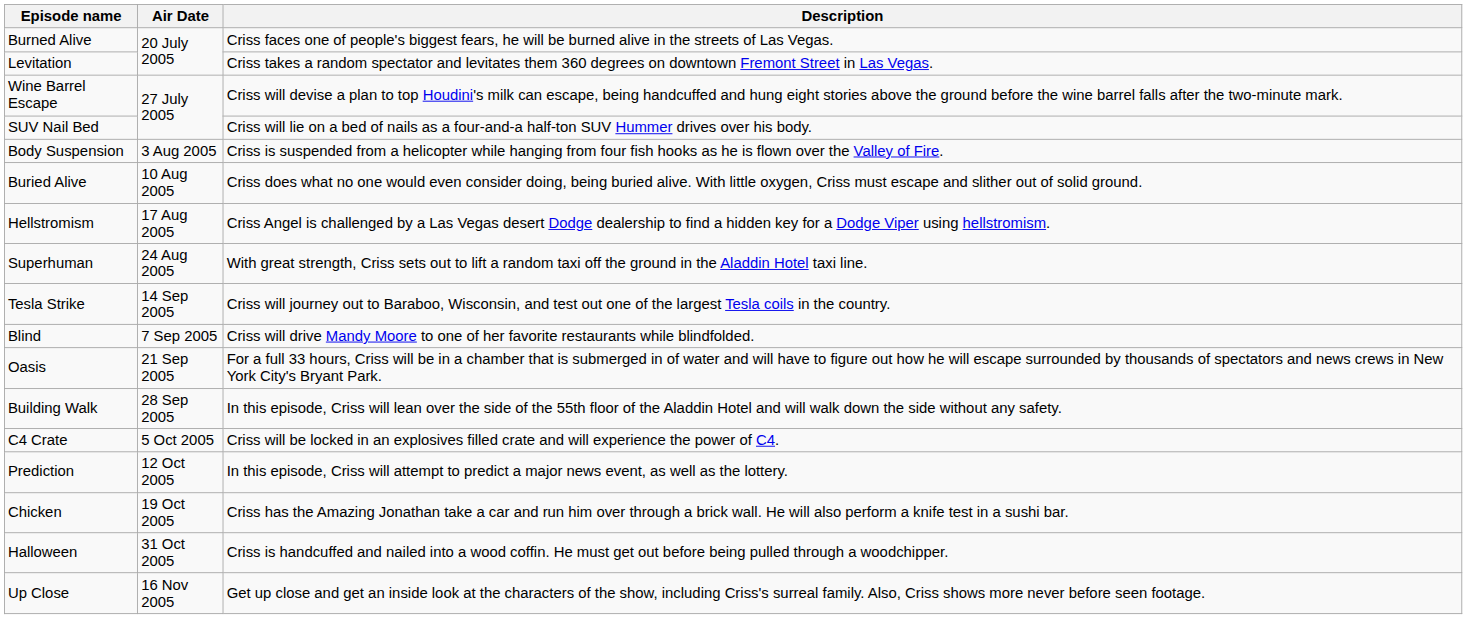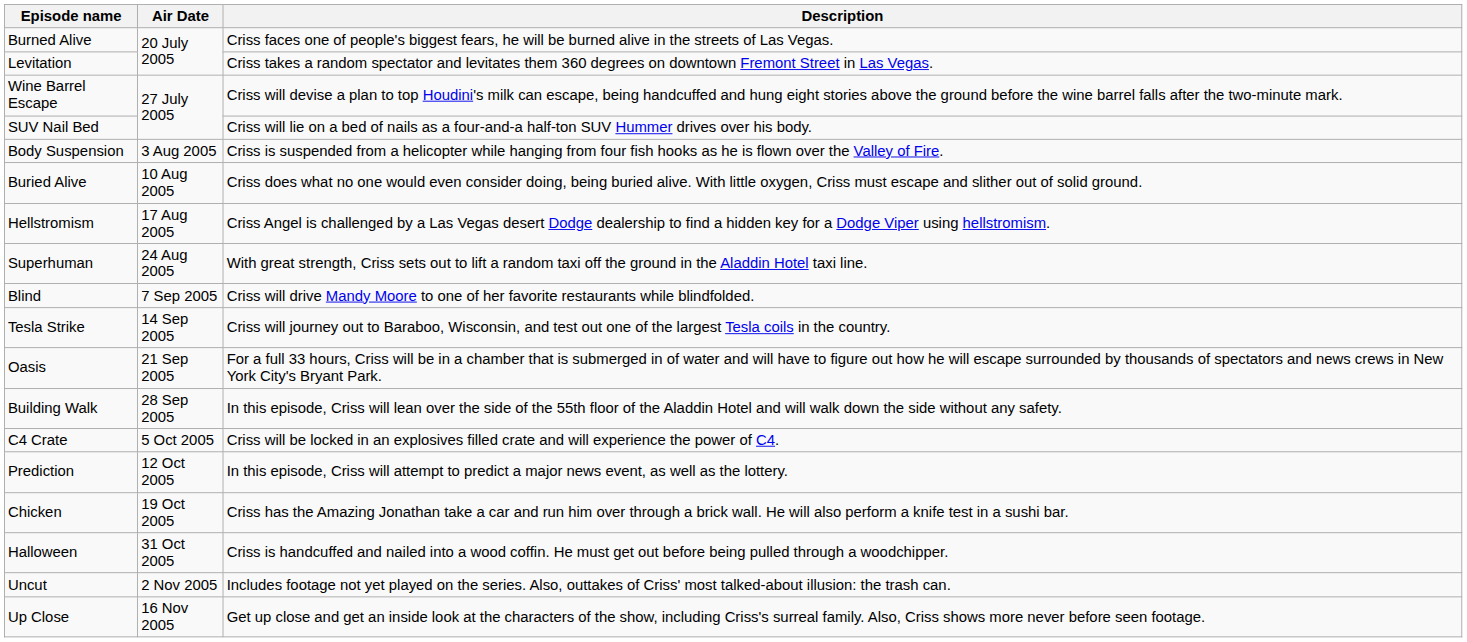rows swapped: (24, 335) <-> (46, 304)
+ row: (27, 584)
